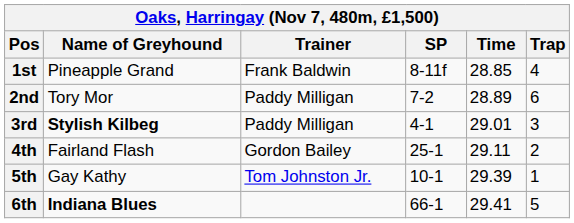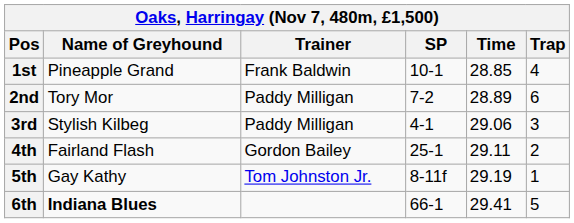(428, 71) 8-11f -> (426, 71) 10-1
(103, 124) bold -> (98, 124) normal
(491, 124) 29.01 -> (491, 124) 29.06
(426, 177) 10-1 -> (428, 177) 8-11f
(491, 177) 29.39 -> (491, 177) 29.19
